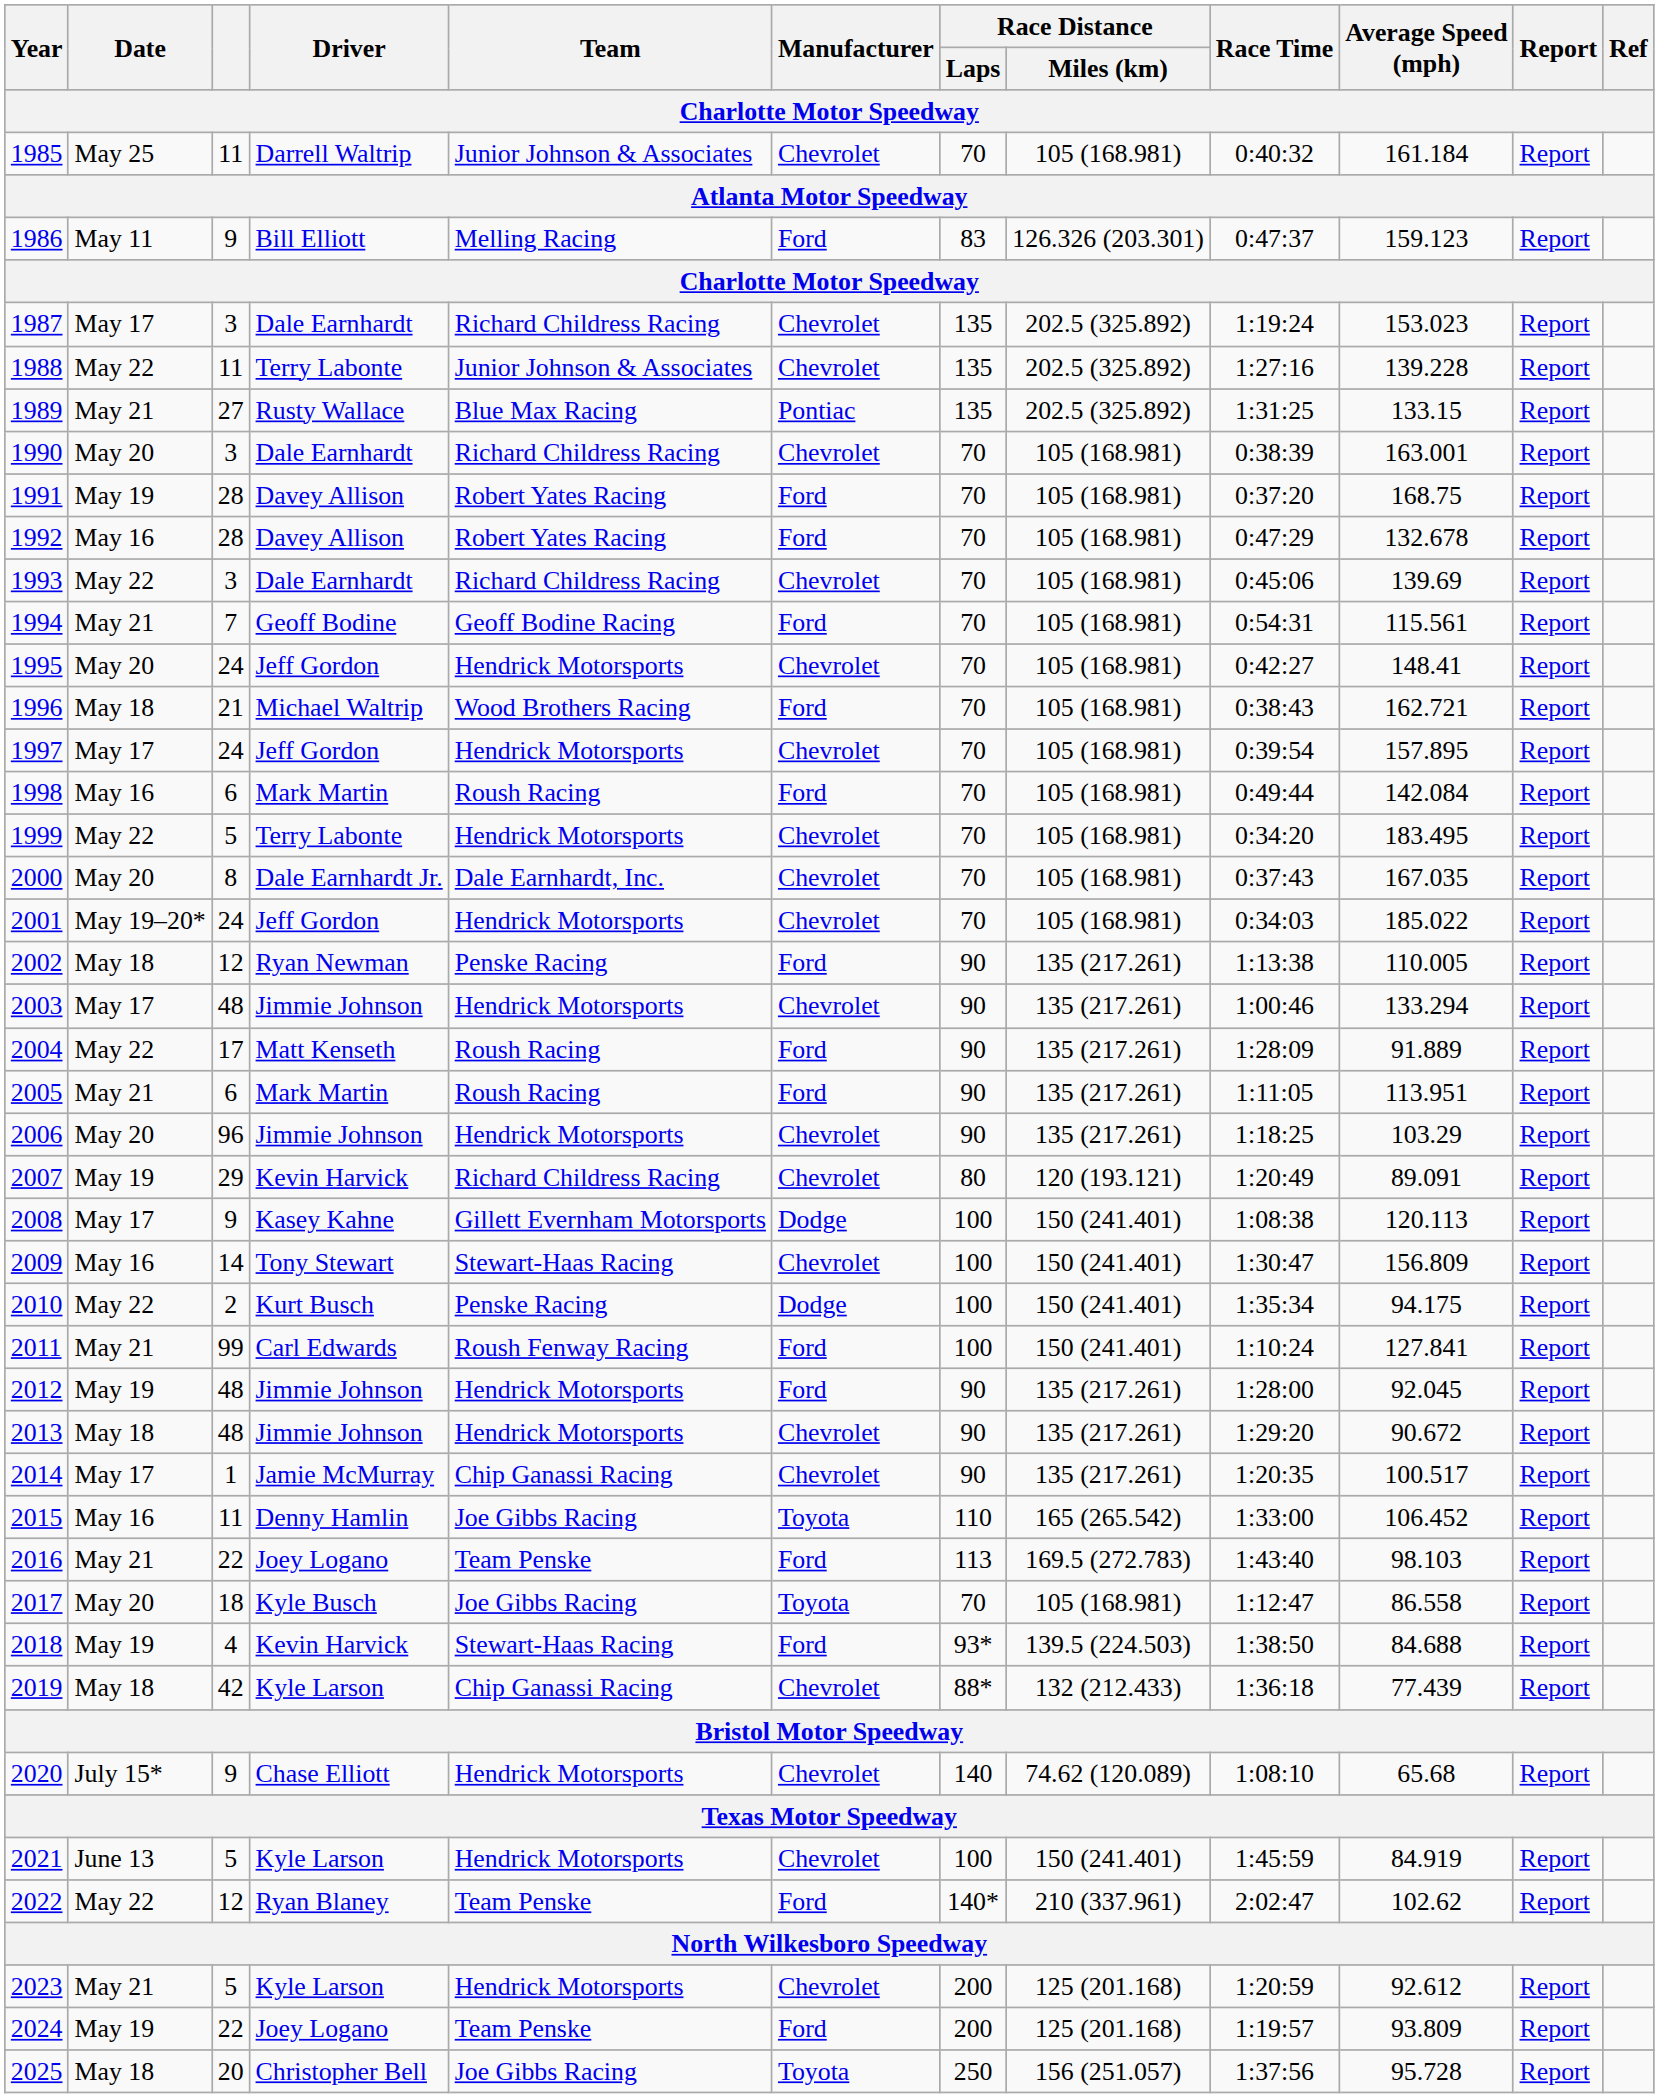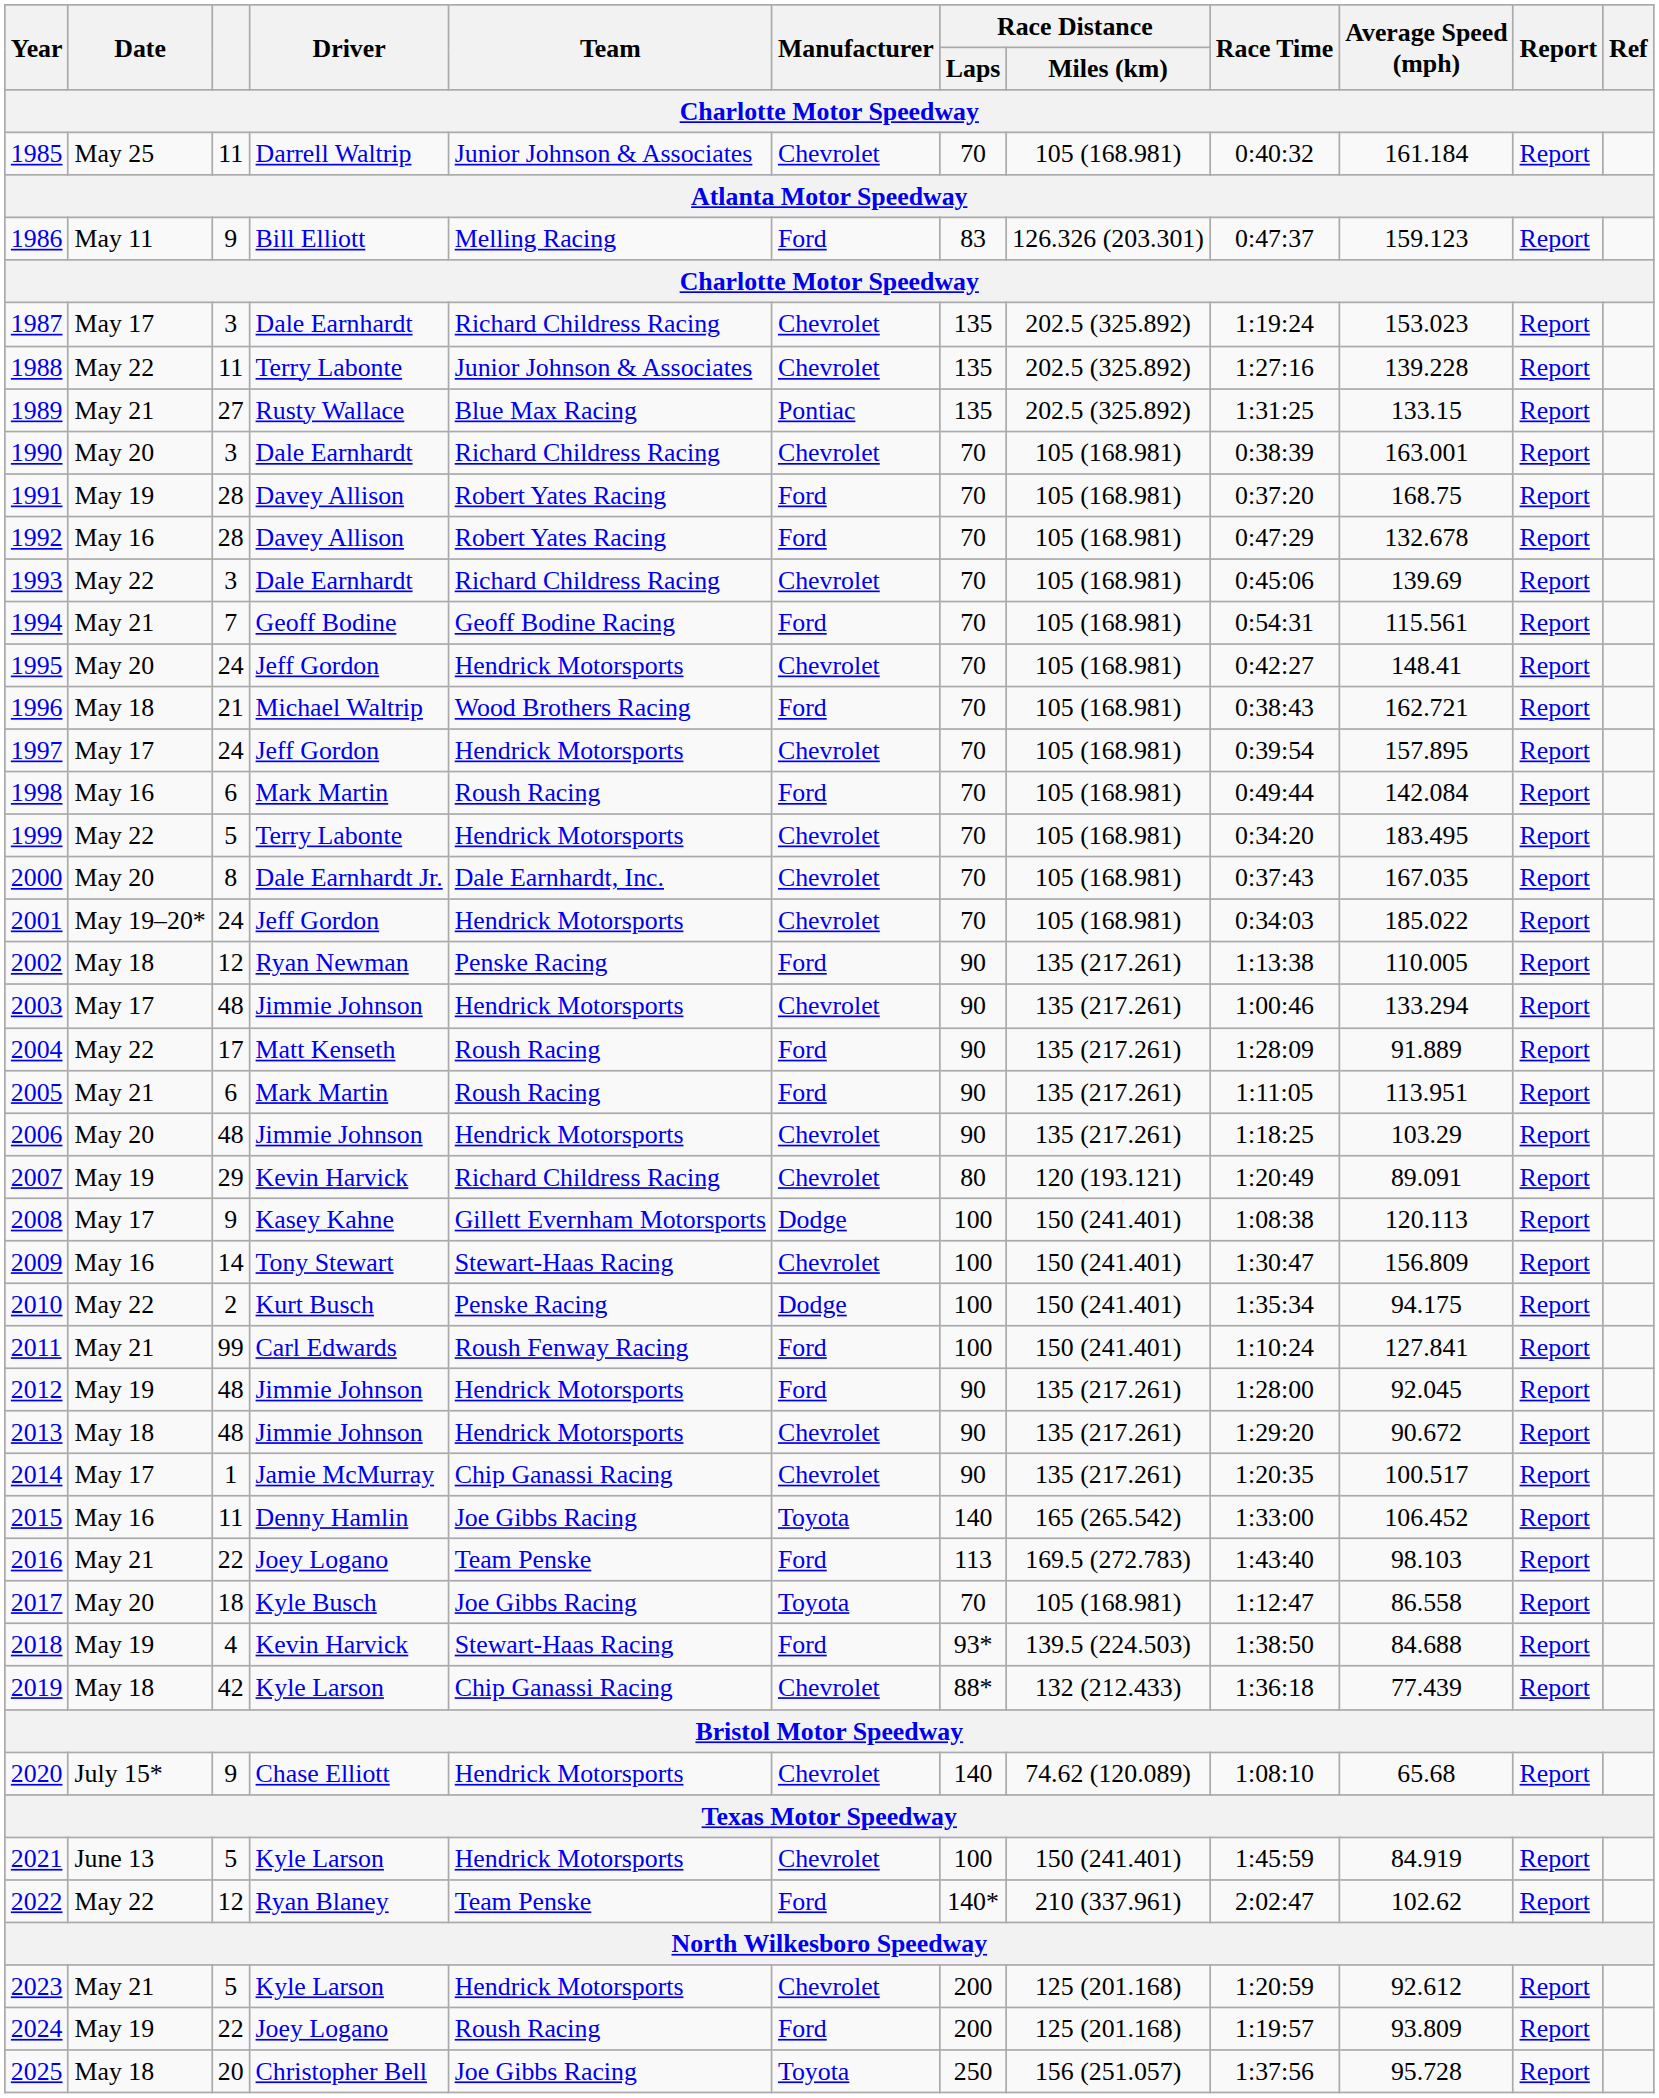(231, 1133) 96 -> (231, 1133) 48
(973, 1517) 110 -> (973, 1517) 140
(523, 2028) Team Penske -> (528, 2028) Roush Racing
